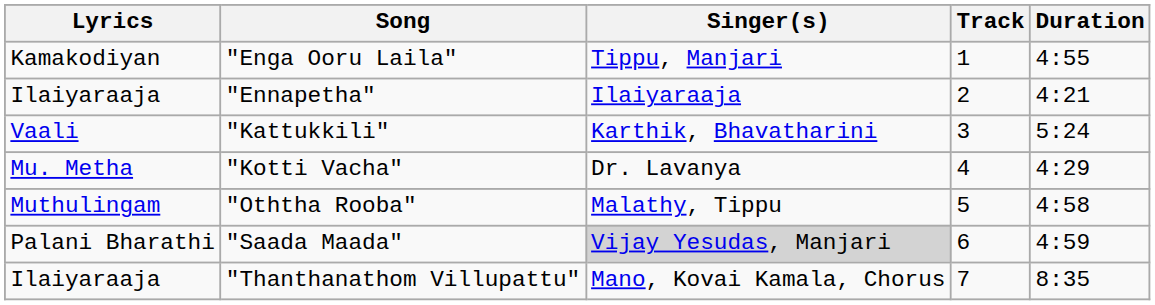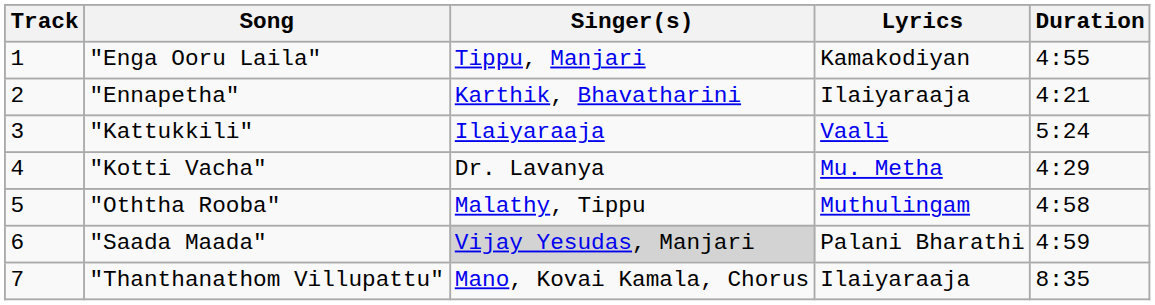columns swapped: (991, 24) <-> (113, 24)
(666, 97) Ilaiyaraaja -> (598, 97) Karthik, Bhavatharini
(734, 134) Karthik, Bhavatharini -> (530, 134) Ilaiyaraaja
